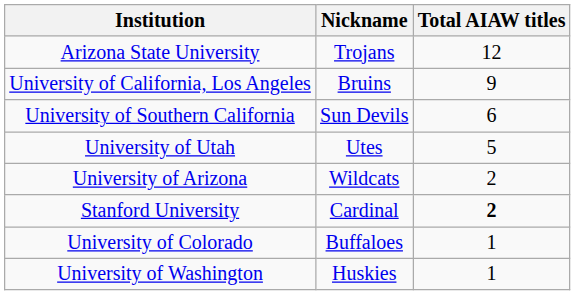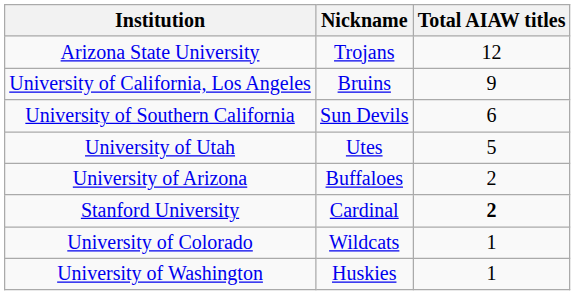(364, 178) Wildcats -> (364, 178) Buffaloes
(364, 242) Buffaloes -> (364, 242) Wildcats
